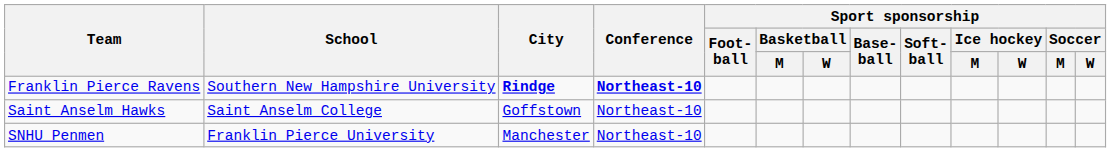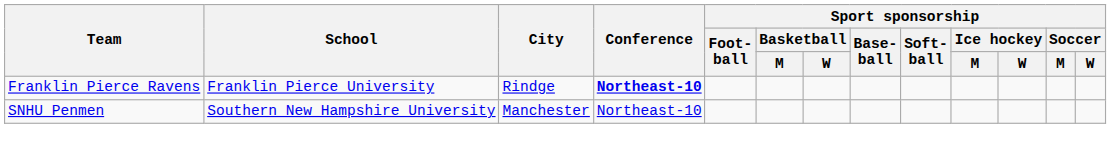(351, 88) Southern New Hampshire University -> (321, 88) Franklin Pierce University
(529, 88) bold -> (529, 88) normal
- row: (87, 111)
(321, 135) Franklin Pierce University -> (351, 111) Southern New Hampshire University
